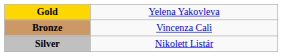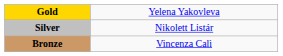rows swapped: (47, 43) <-> (47, 28)
